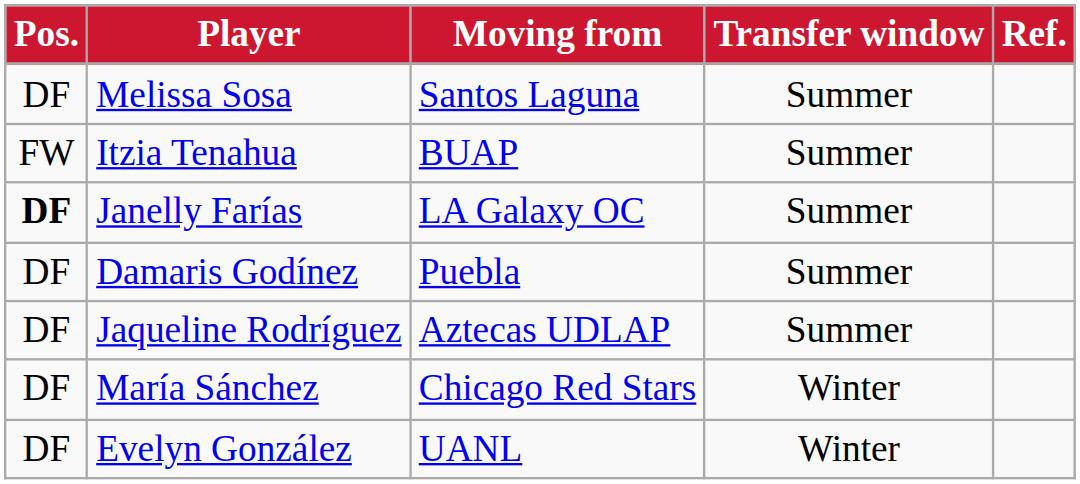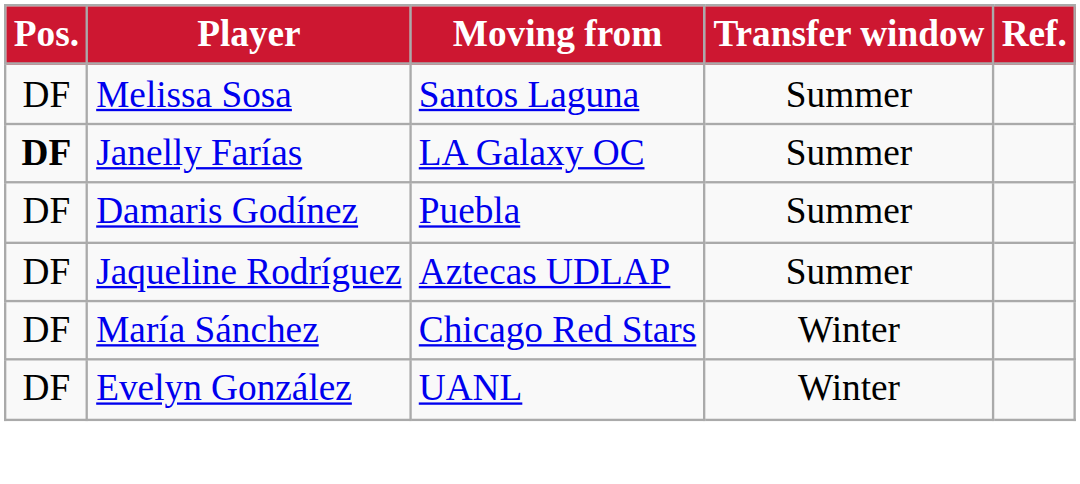- row: (196, 152)
